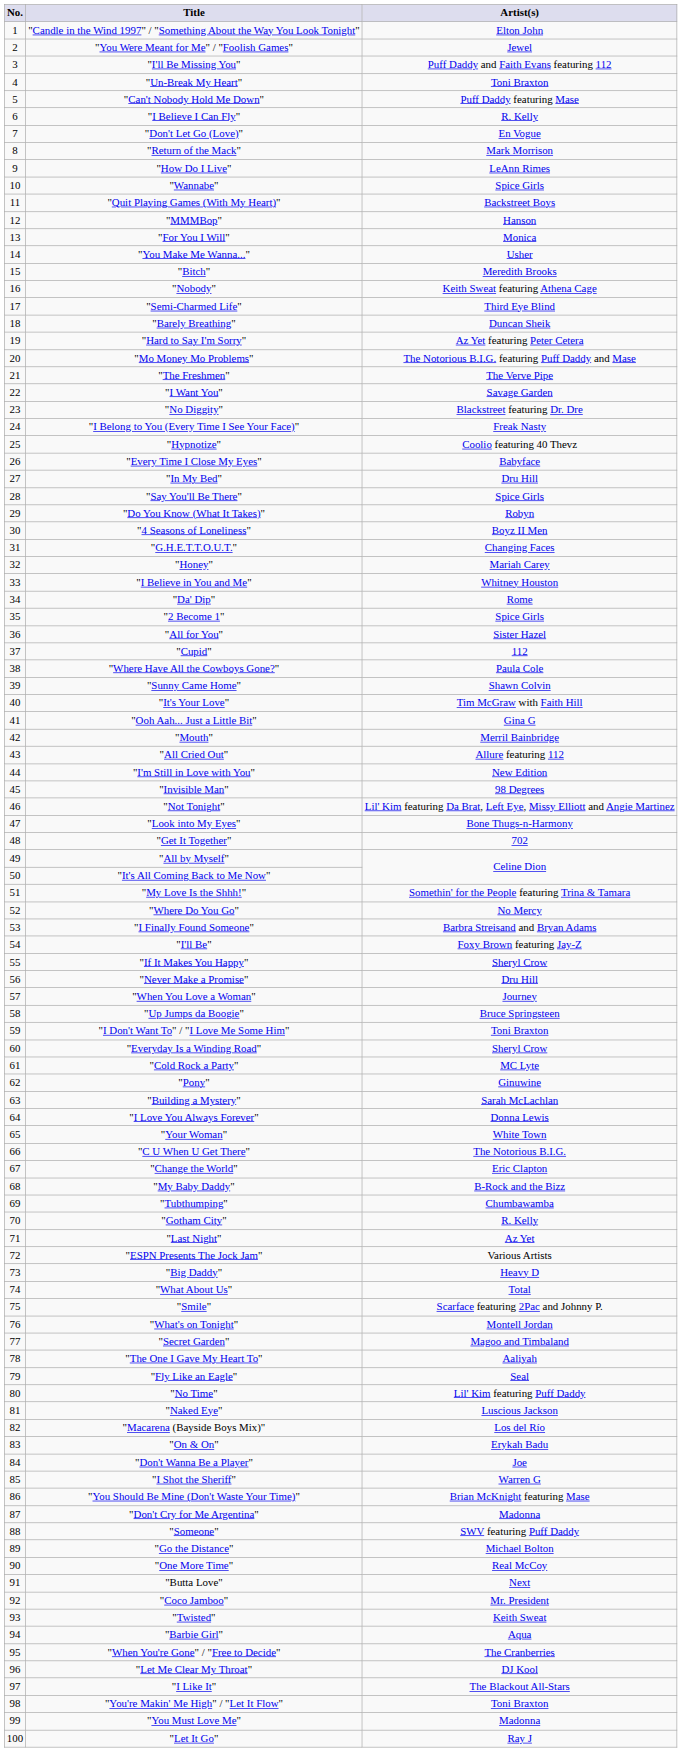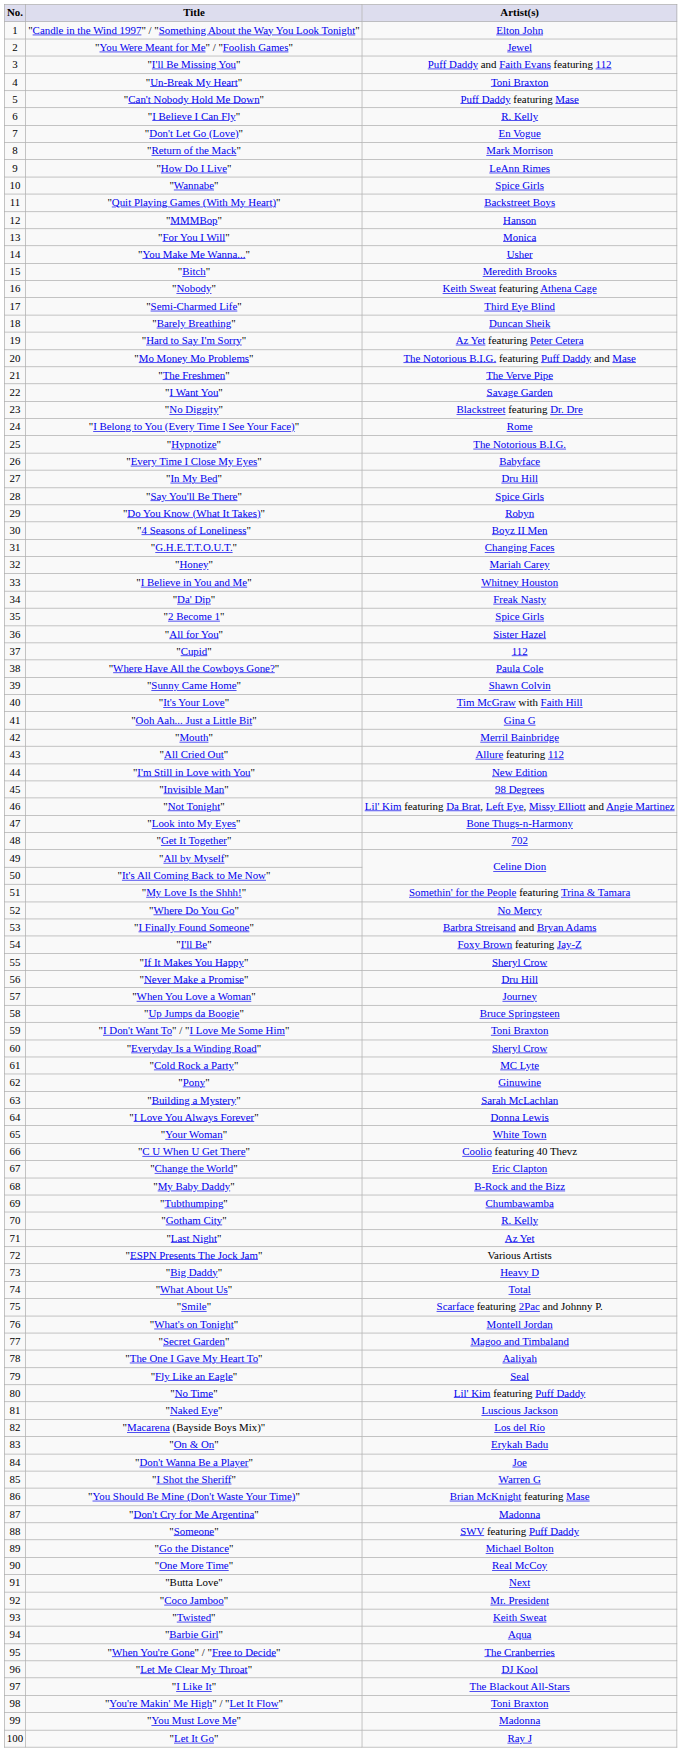(520, 427) Freak Nasty -> (520, 427) Rome
(520, 444) Coolio featuring 40 Thevz -> (520, 444) The Notorious B.I.G.
(520, 599) Rome -> (520, 599) Freak Nasty
(520, 1151) The Notorious B.I.G. -> (520, 1151) Coolio featuring 40 Thevz
